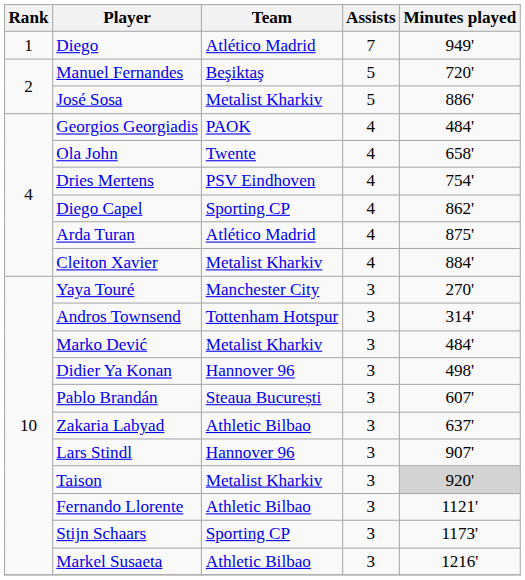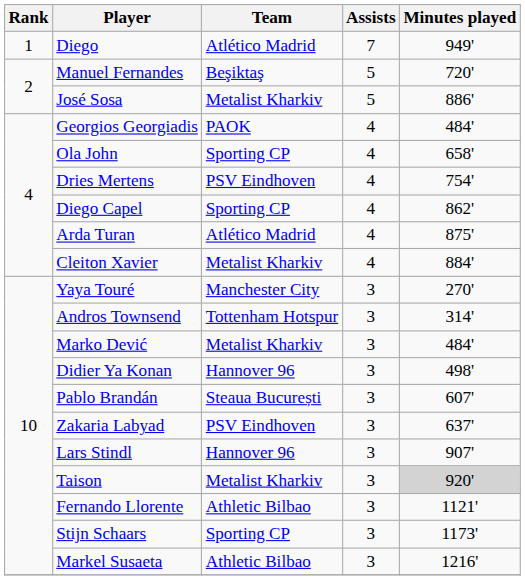(231, 153) Twente -> (248, 153) Sporting CP
(258, 425) Athletic Bilbao -> (261, 425) PSV Eindhoven
